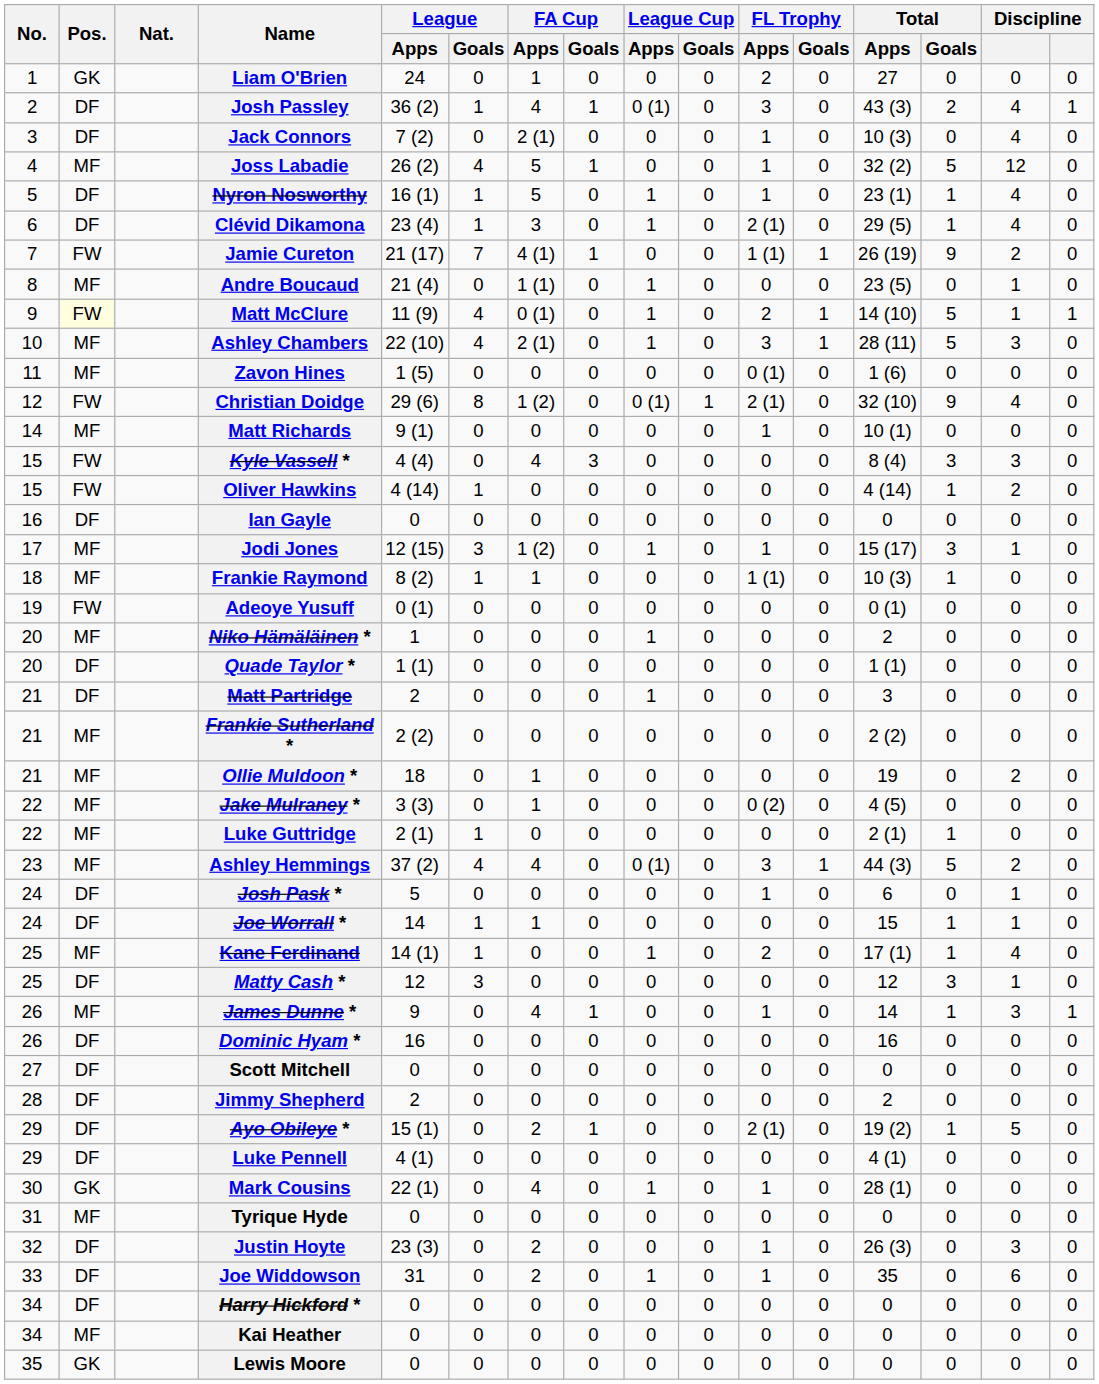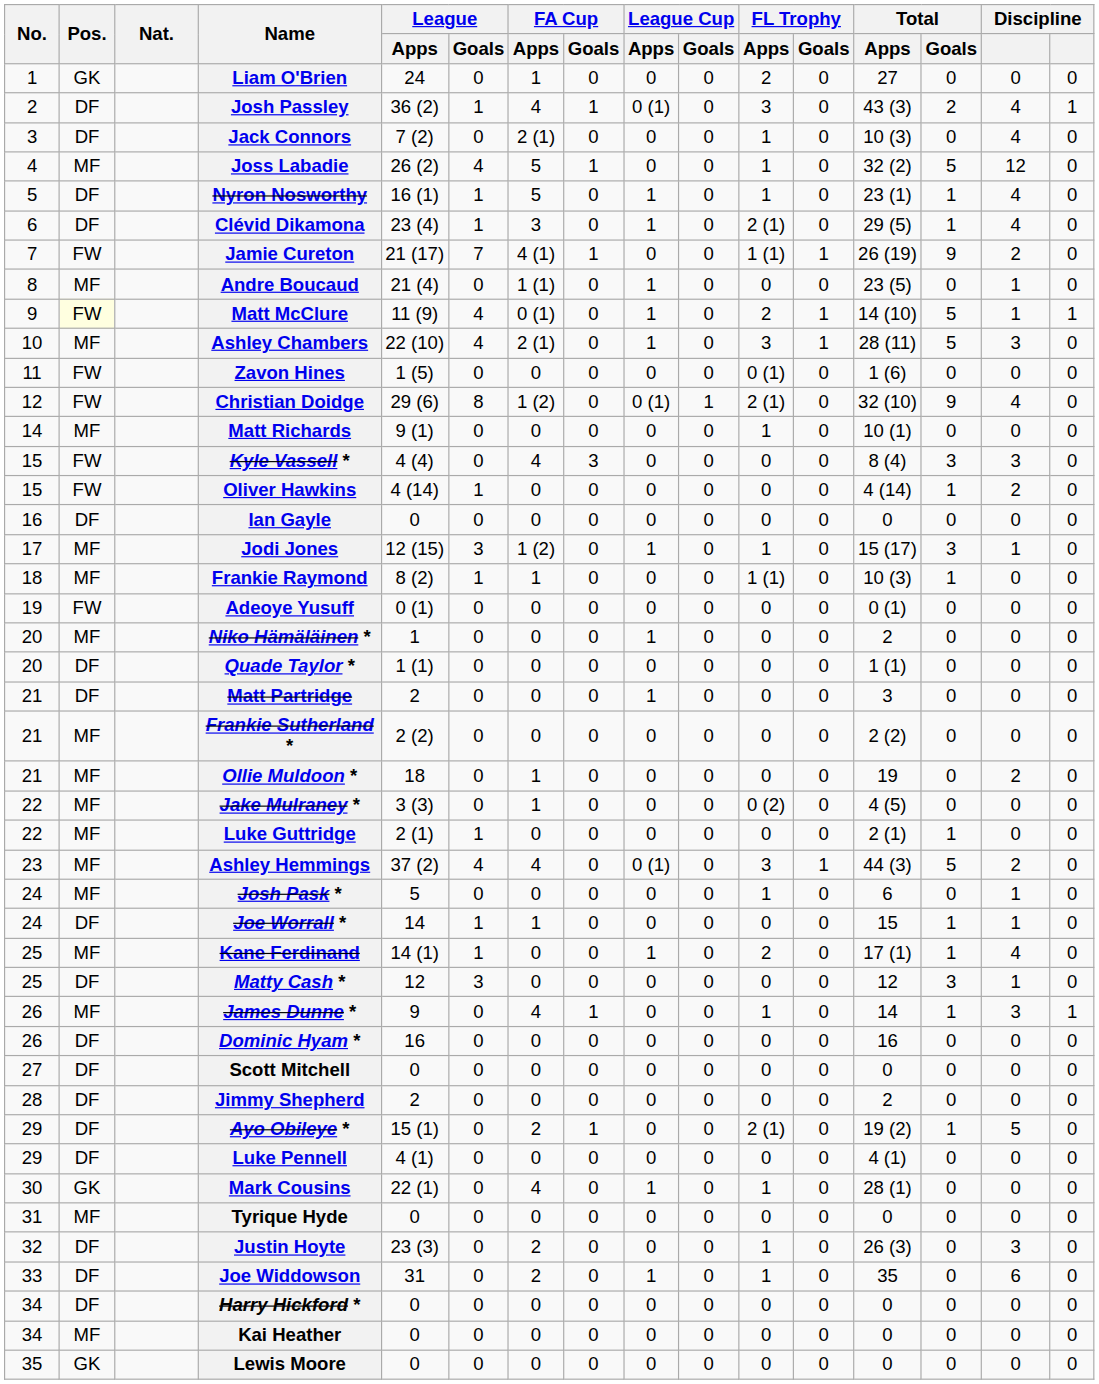(87, 372) MF -> (87, 372) FW
(87, 893) DF -> (87, 893) MF
